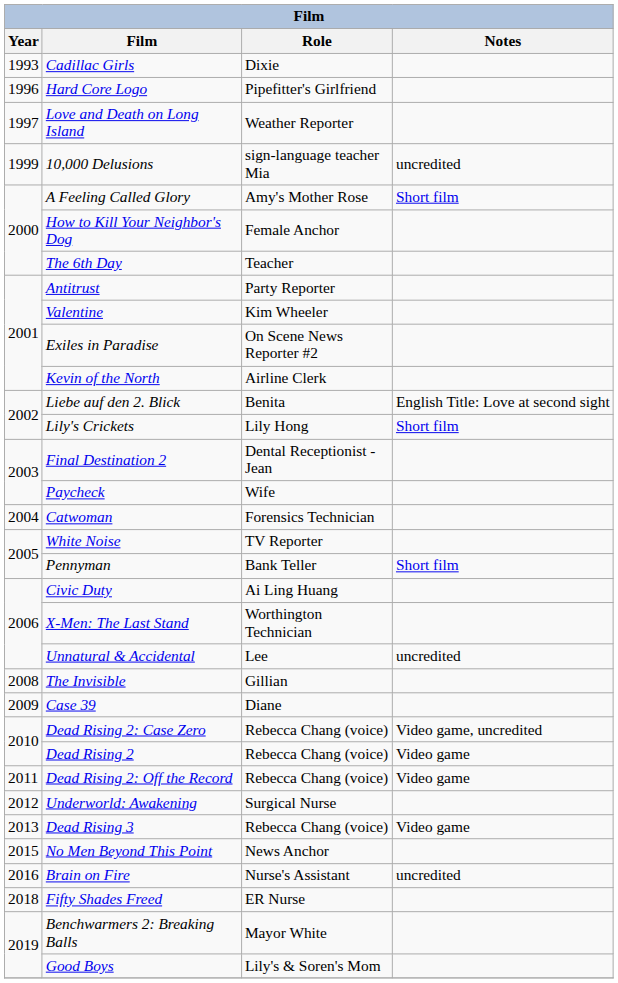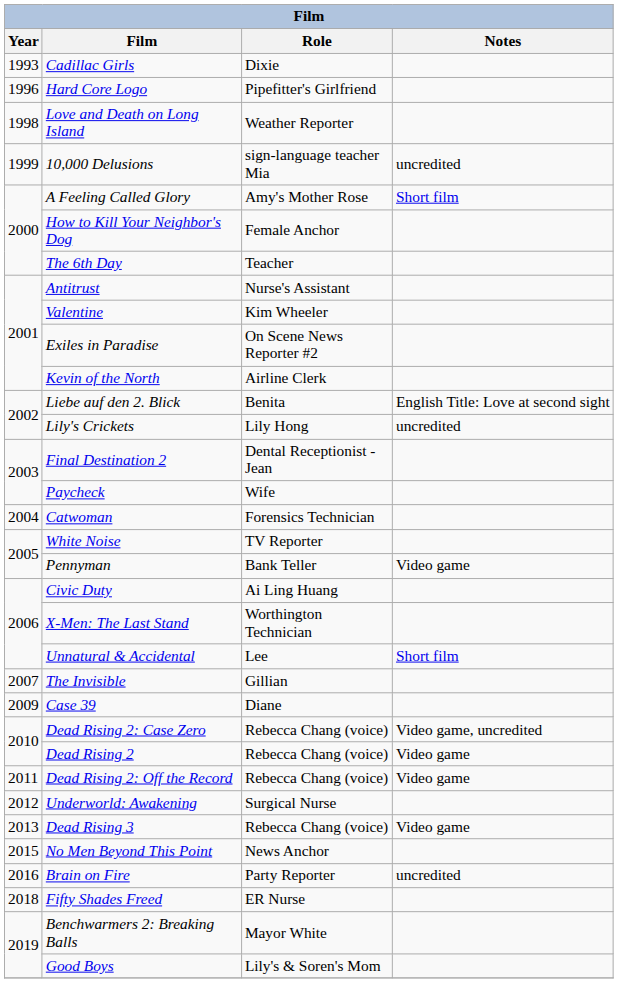(23, 122) 1997 -> (23, 122) 1998
(290, 287) Party Reporter -> (297, 287) Nurse's Assistant
(427, 426) Short film -> (428, 426) uncredited
(427, 565) Short film -> (433, 565) Video game
(428, 656) uncredited -> (427, 656) Short film
(23, 680) 2008 -> (23, 680) 2007
(297, 875) Nurse's Assistant -> (290, 875) Party Reporter
